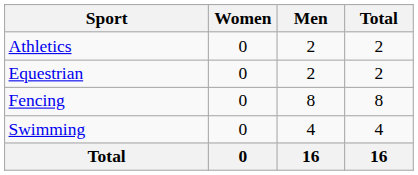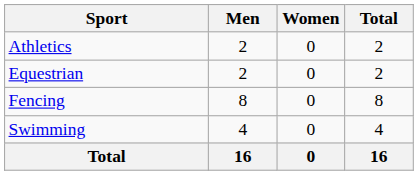columns swapped: (311, 18) <-> (243, 18)
